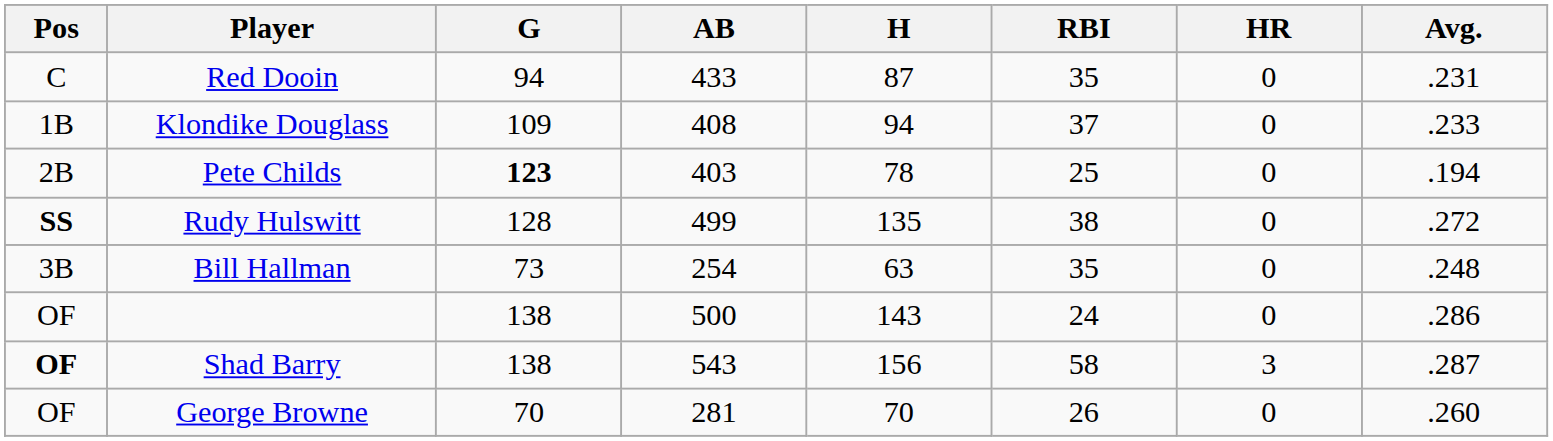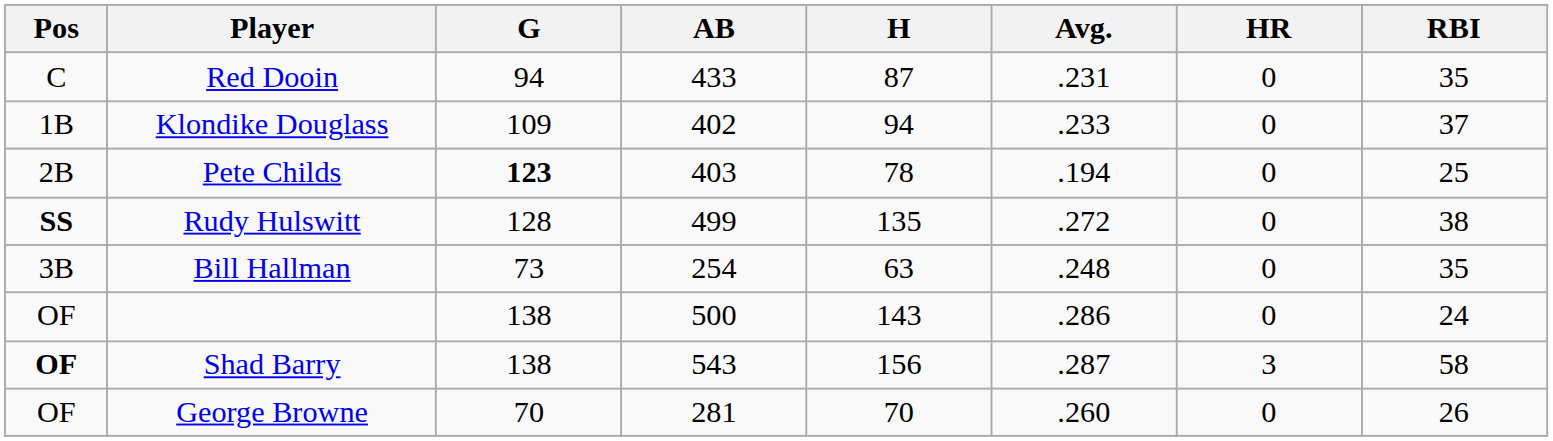columns swapped: (1454, 28) <-> (1084, 28)
(714, 124) 408 -> (714, 124) 402
